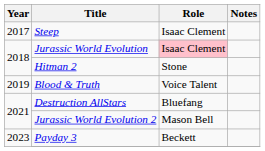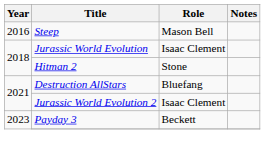(18, 31) 2017 -> (18, 31) 2016
(193, 31) Isaac Clement -> (187, 31) Mason Bell
(193, 48) pink background -> (193, 48) no background
- row: (67, 84)
(187, 119) Mason Bell -> (193, 102) Isaac Clement
